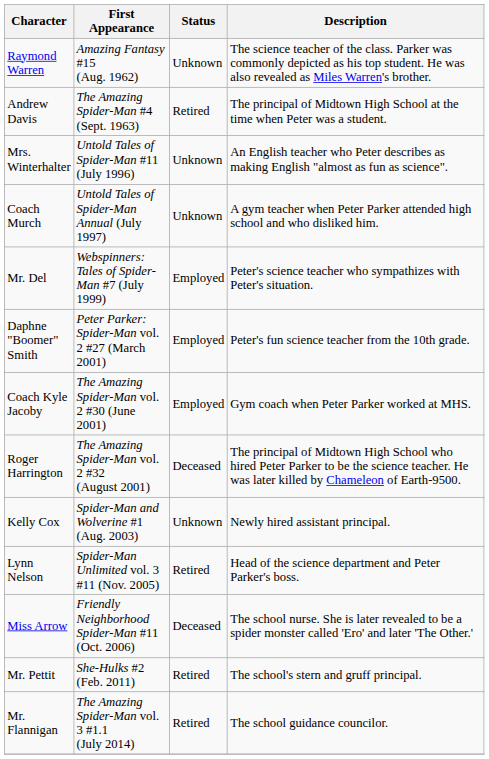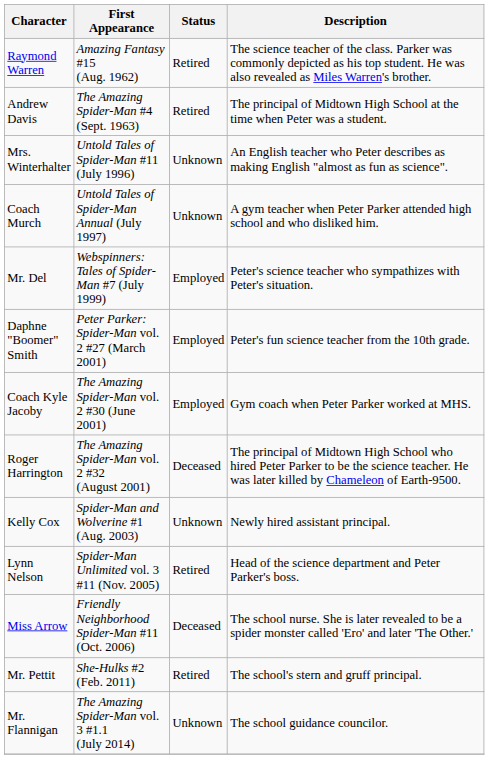(197, 63) Unknown -> (191, 63) Retired
(191, 723) Retired -> (197, 723) Unknown
